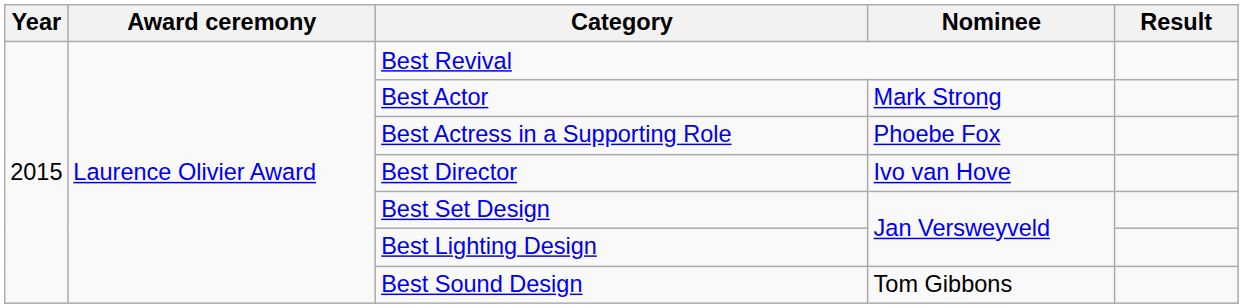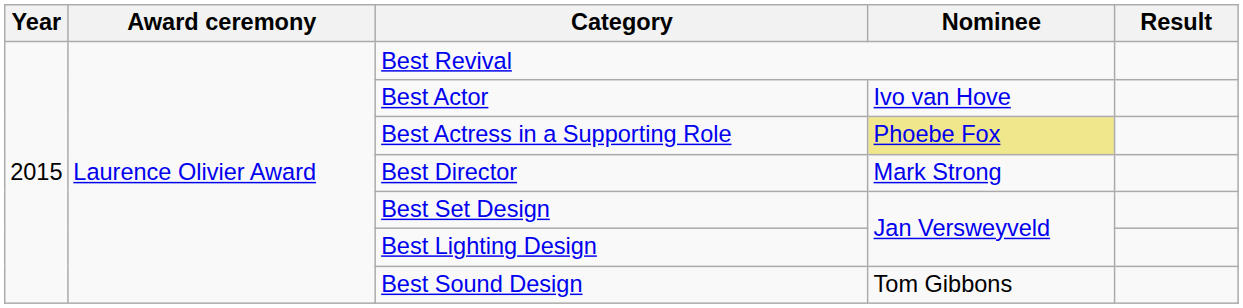(938, 97) Mark Strong -> (942, 97) Ivo van Hove
(937, 135) no background -> (937, 135) khaki background
(942, 172) Ivo van Hove -> (938, 172) Mark Strong
